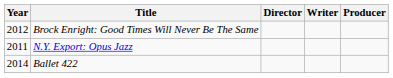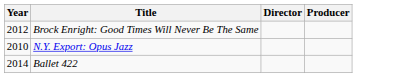- column: (323, 13)
(17, 47) 2011 -> (18, 47) 2010
